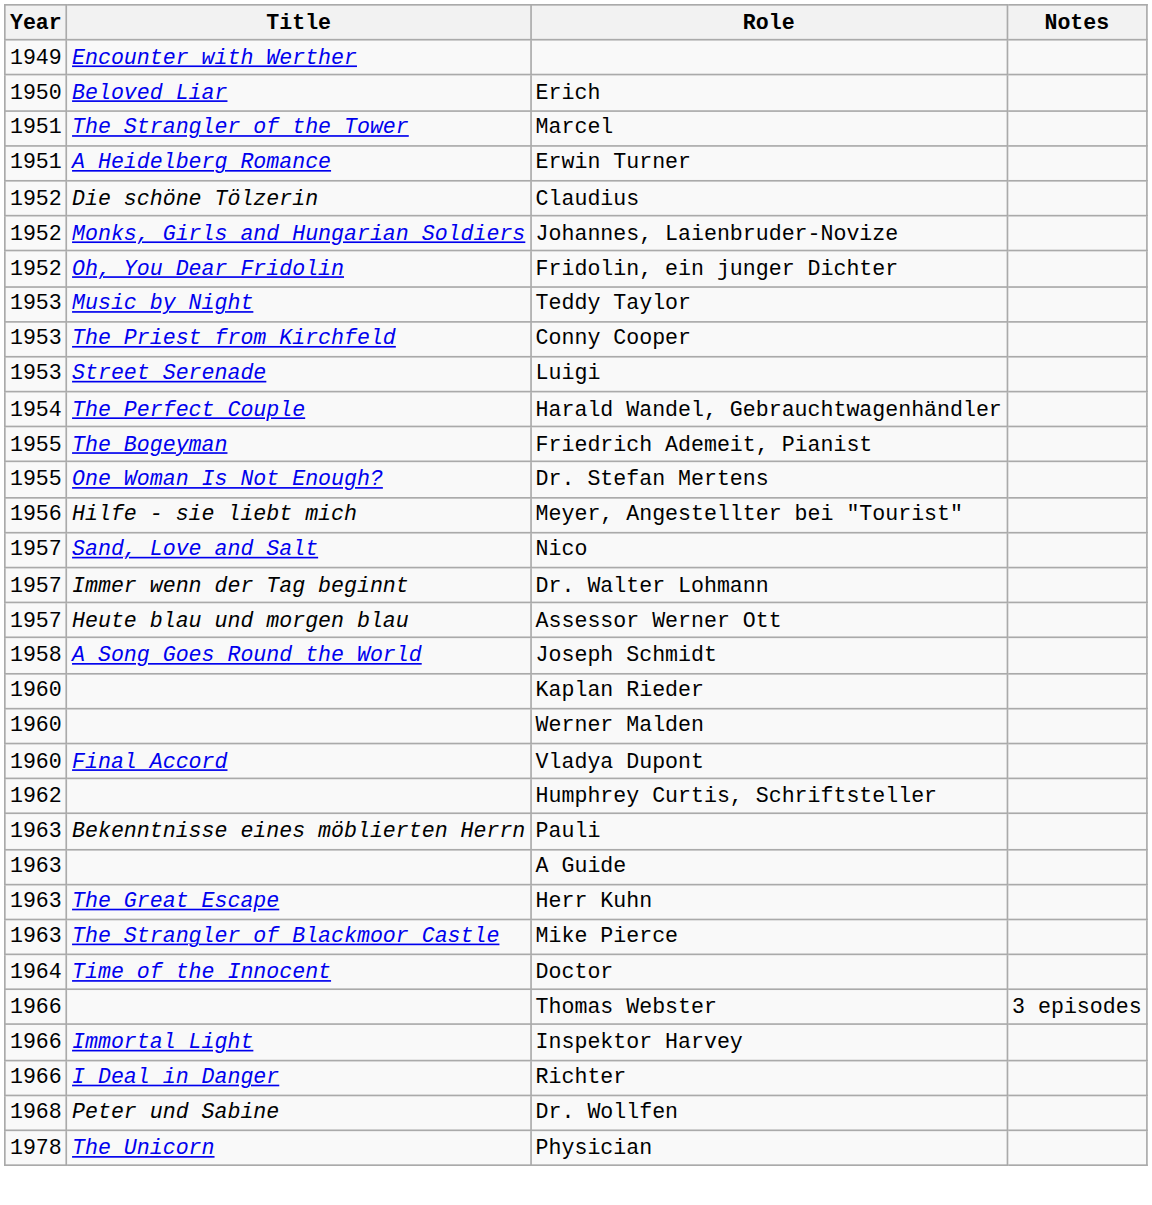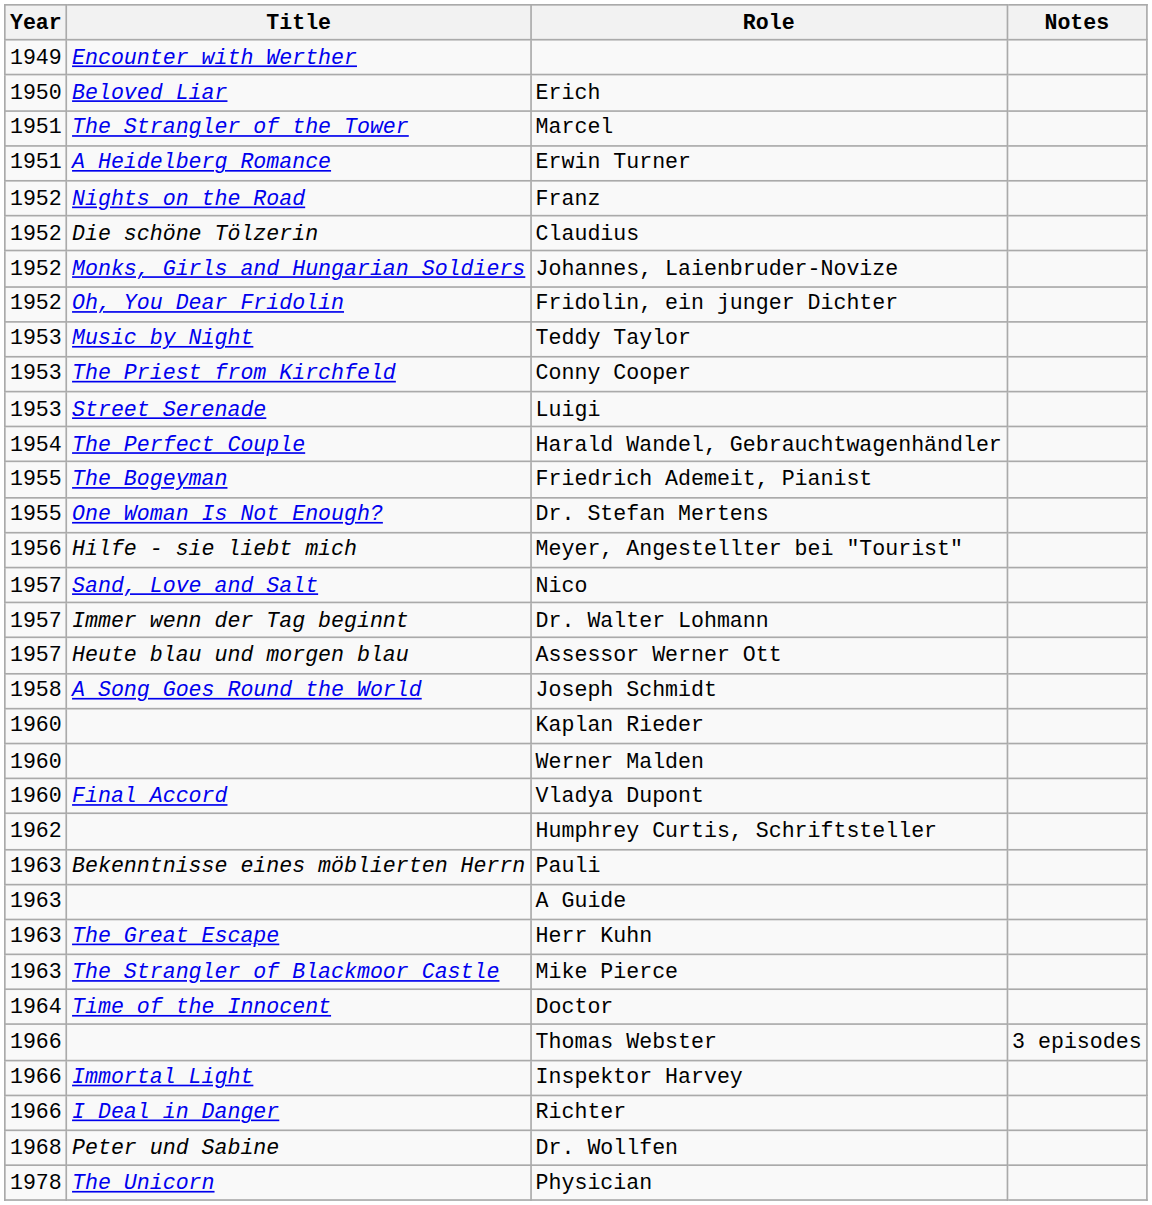+ row: (568, 198)
